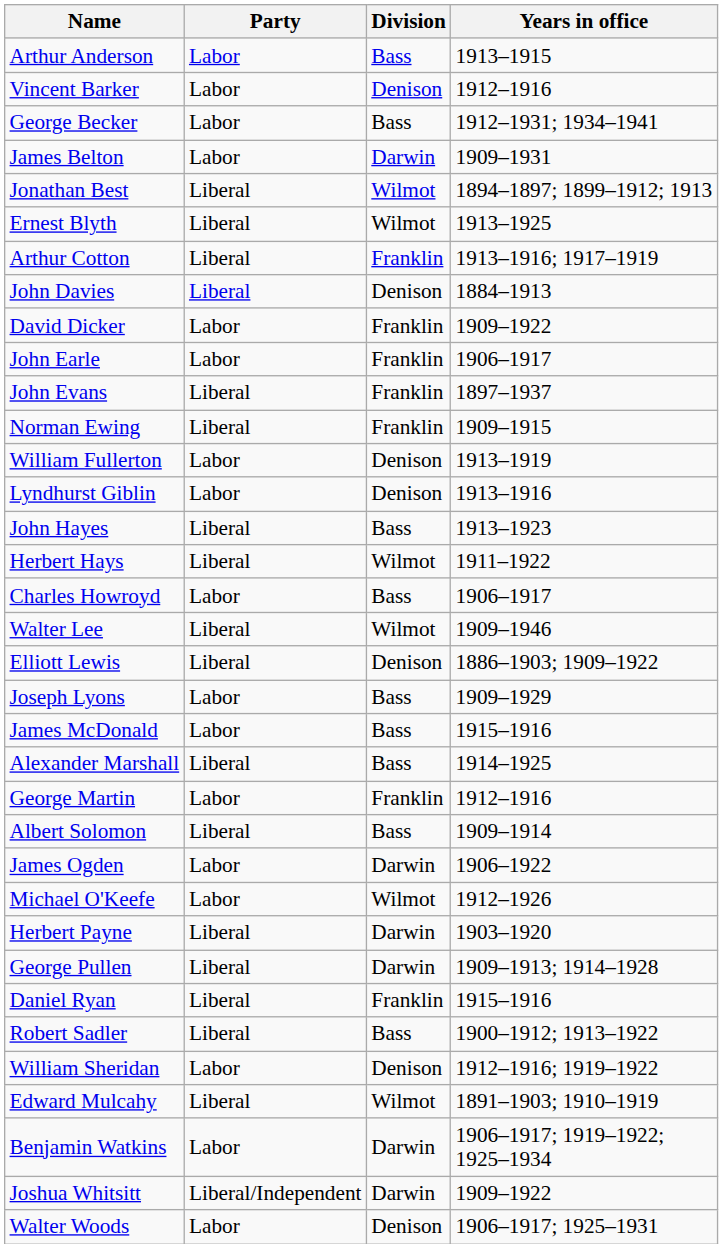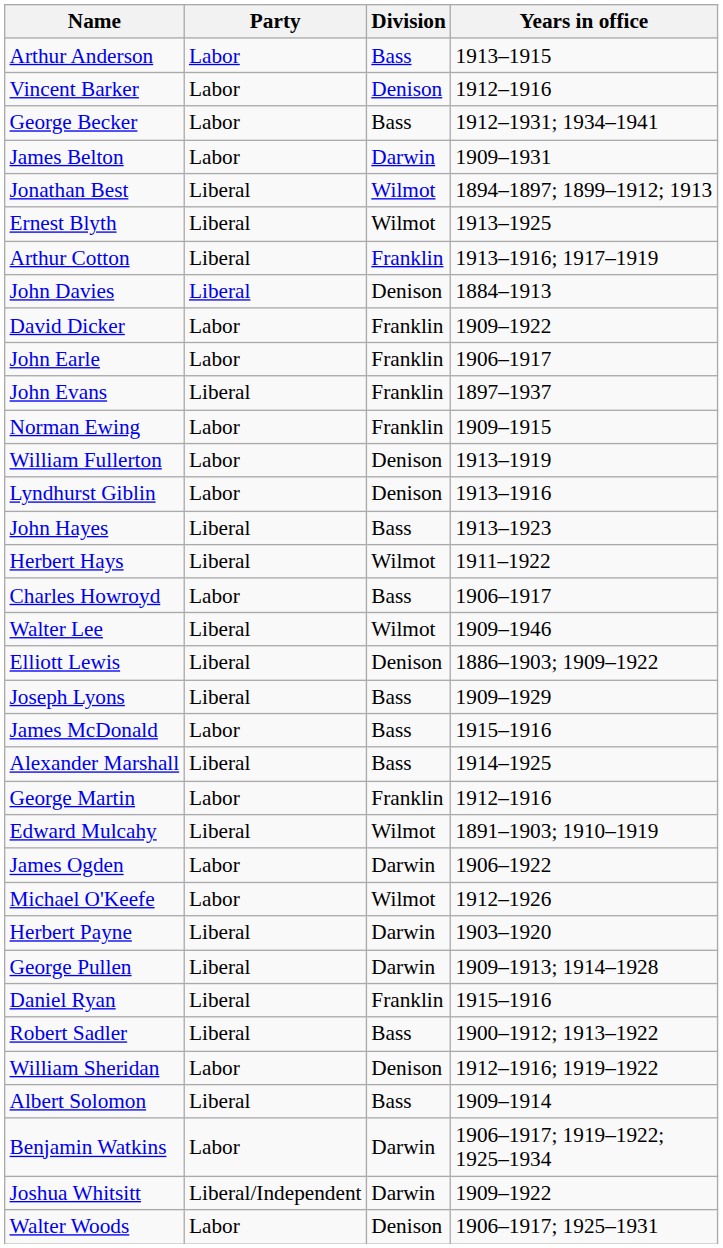(220, 426) Liberal -> (214, 426) Labor
(214, 696) Labor -> (220, 696) Liberal
rows swapped: (83, 1101) <-> (78, 831)
